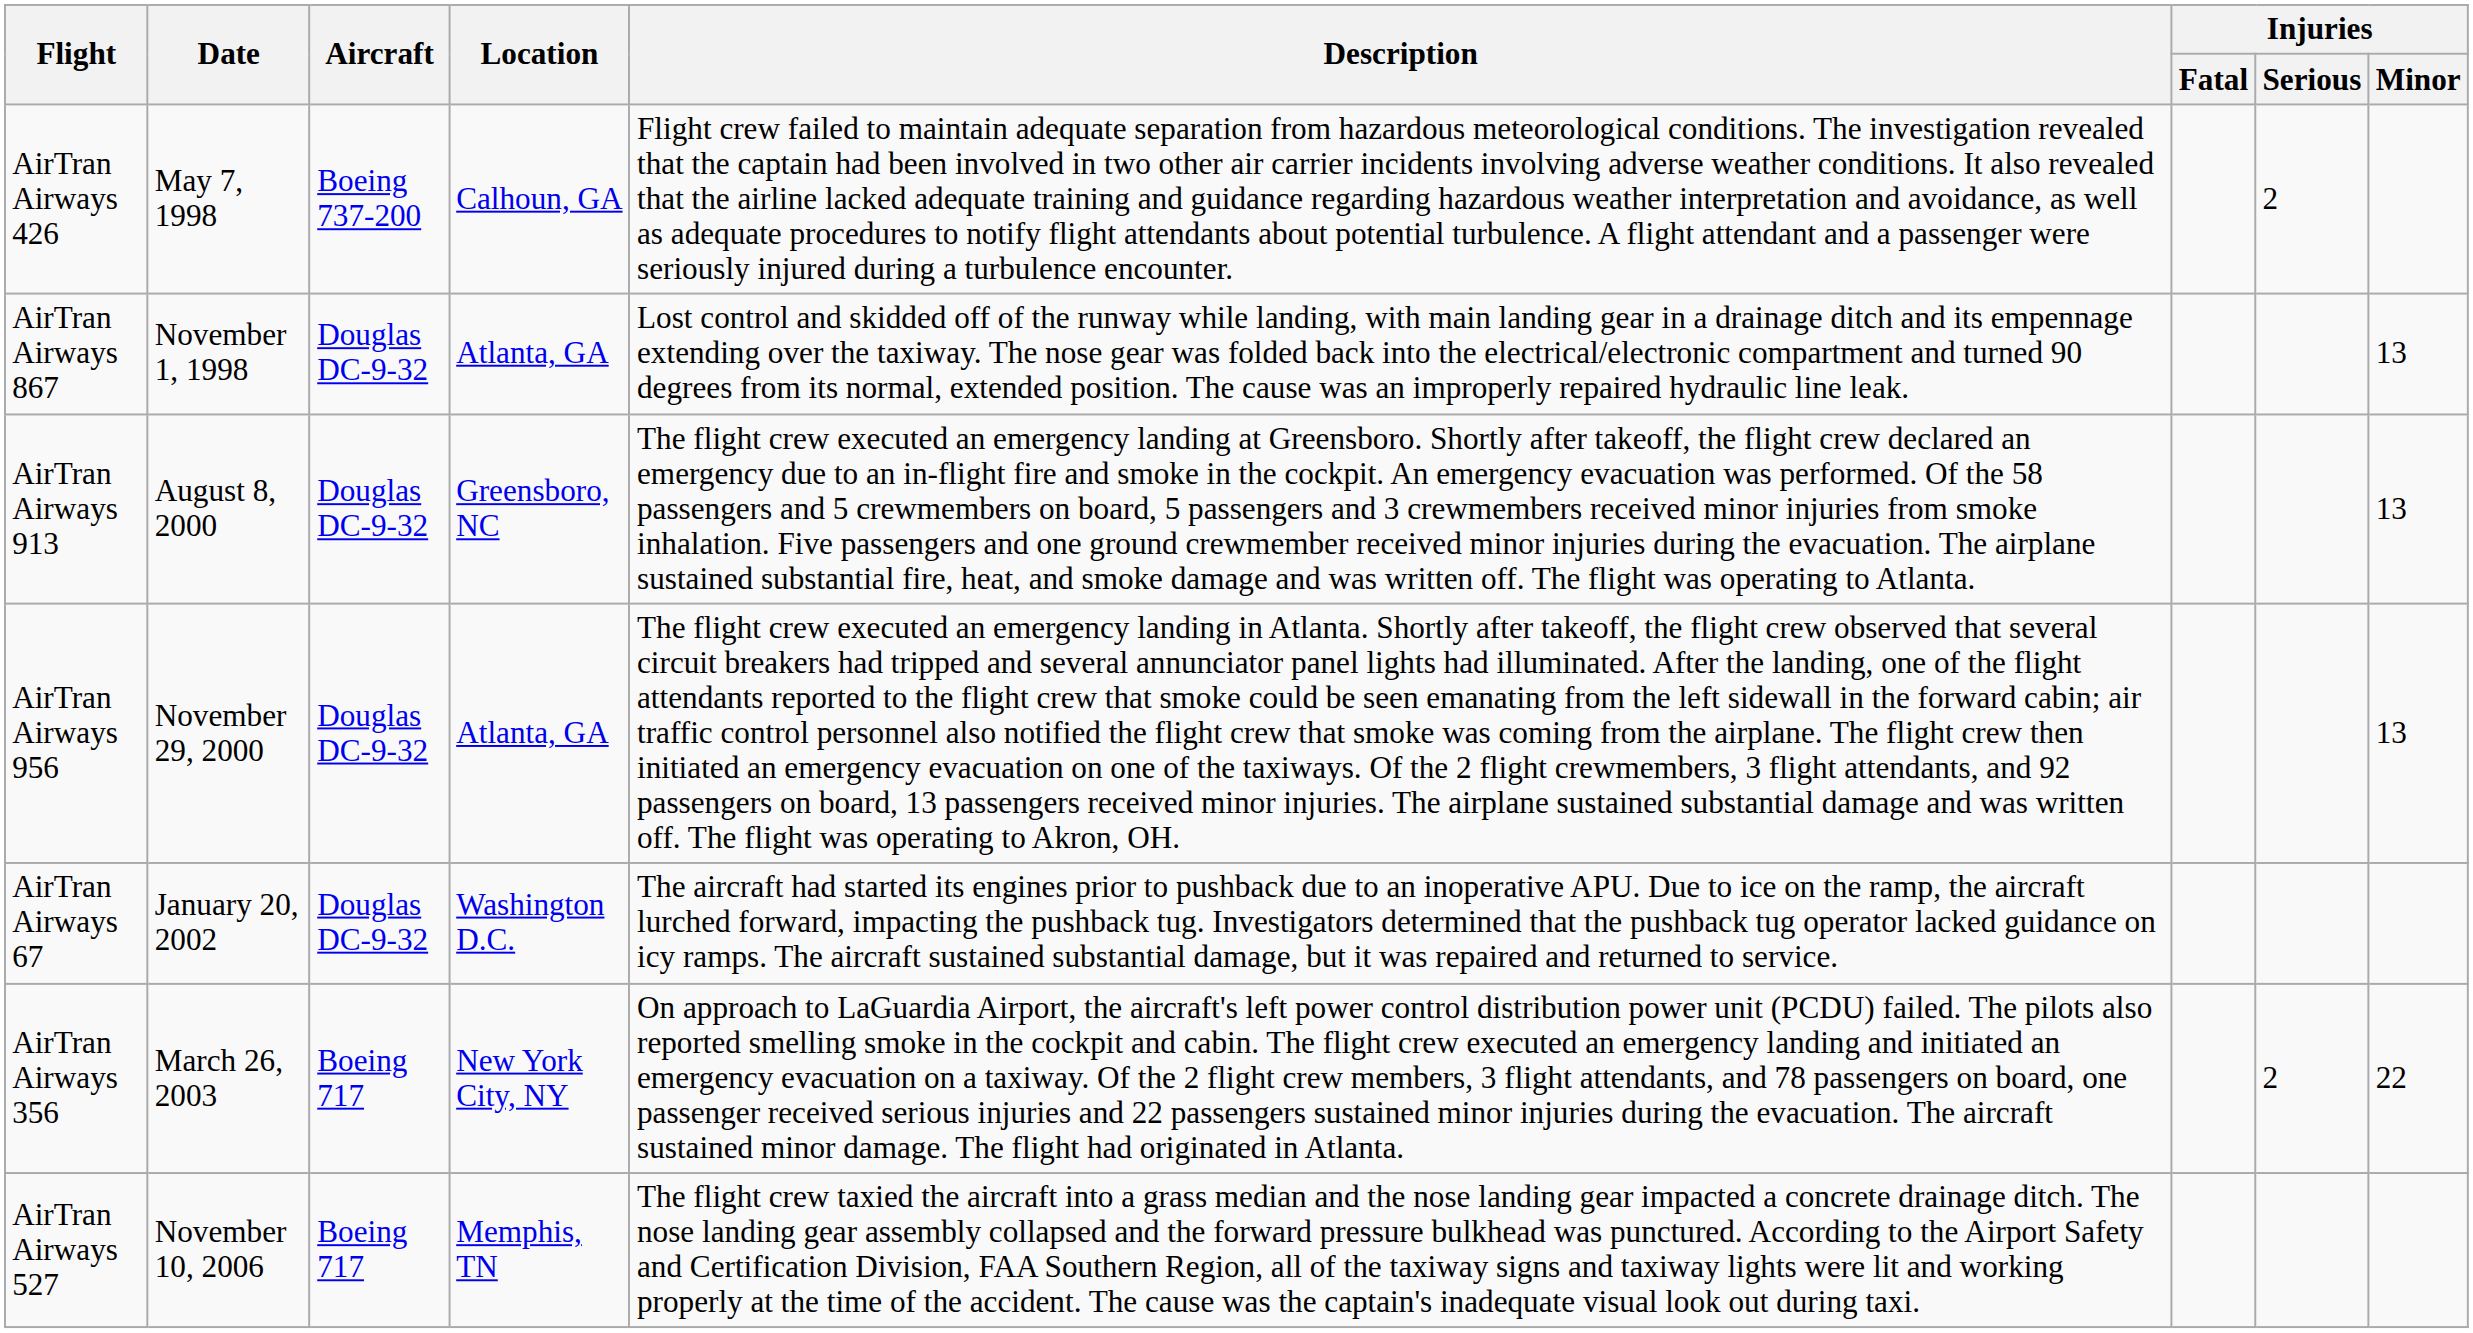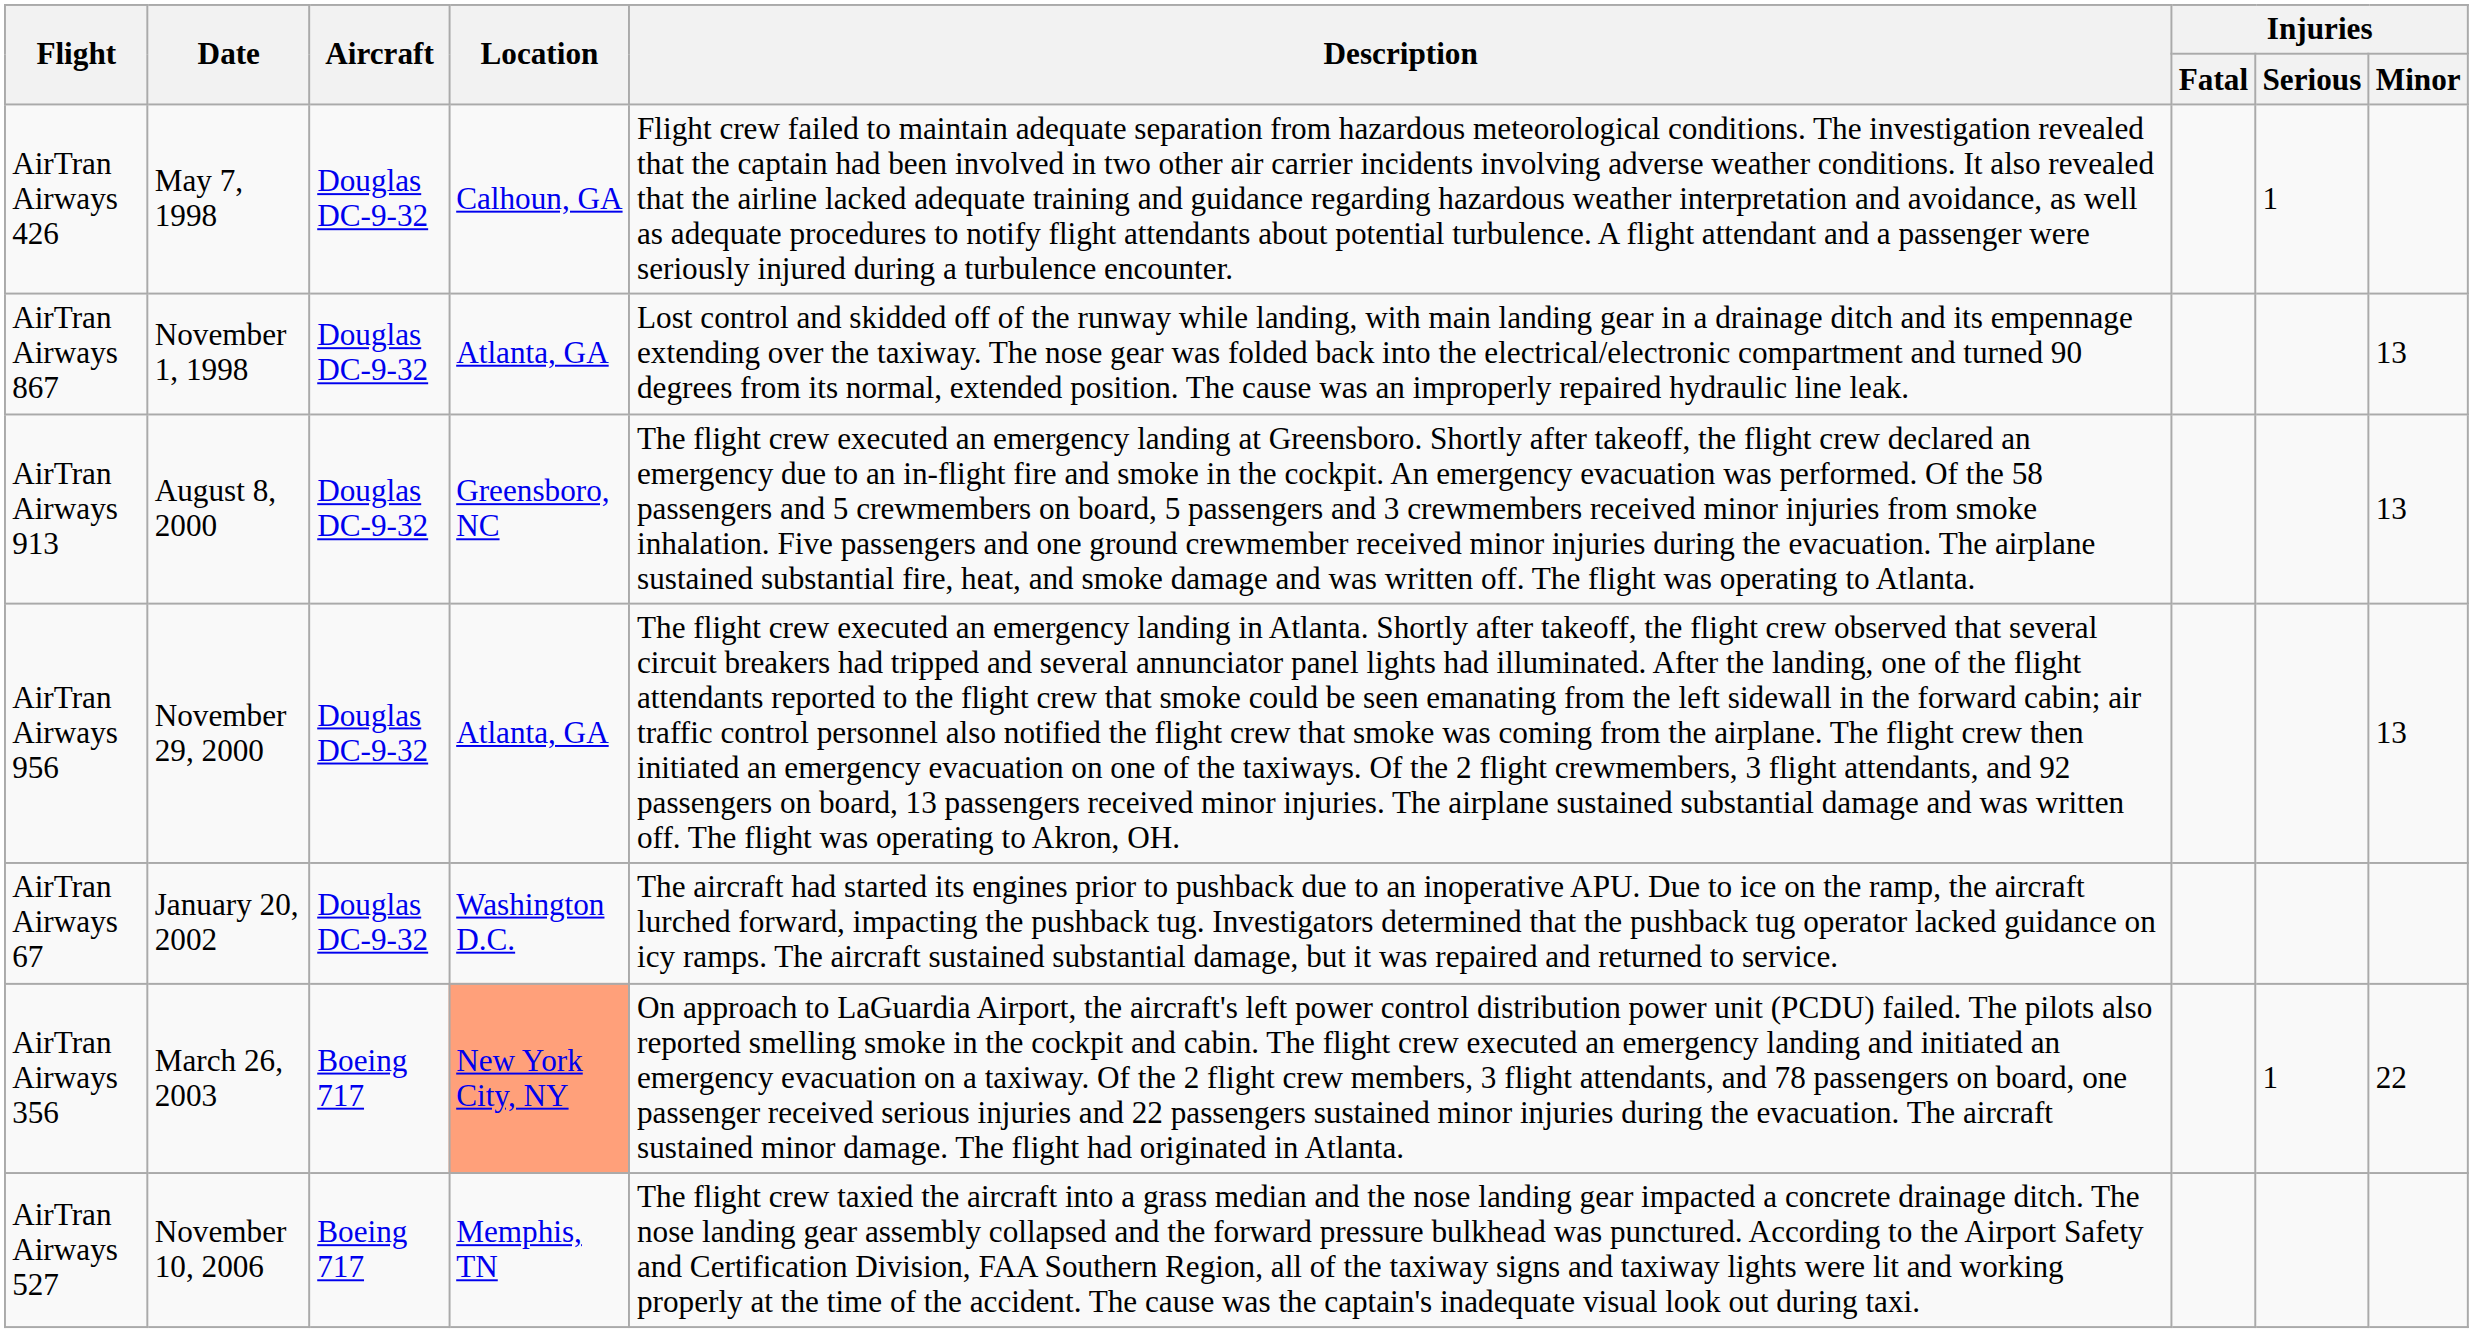(369, 198) Boeing 737-200 -> (373, 198) Douglas DC-9-32
(2270, 198) 2 -> (2270, 198) 1
(519, 1077) no background -> (519, 1077) lightsalmon background
(2270, 1077) 2 -> (2270, 1077) 1
